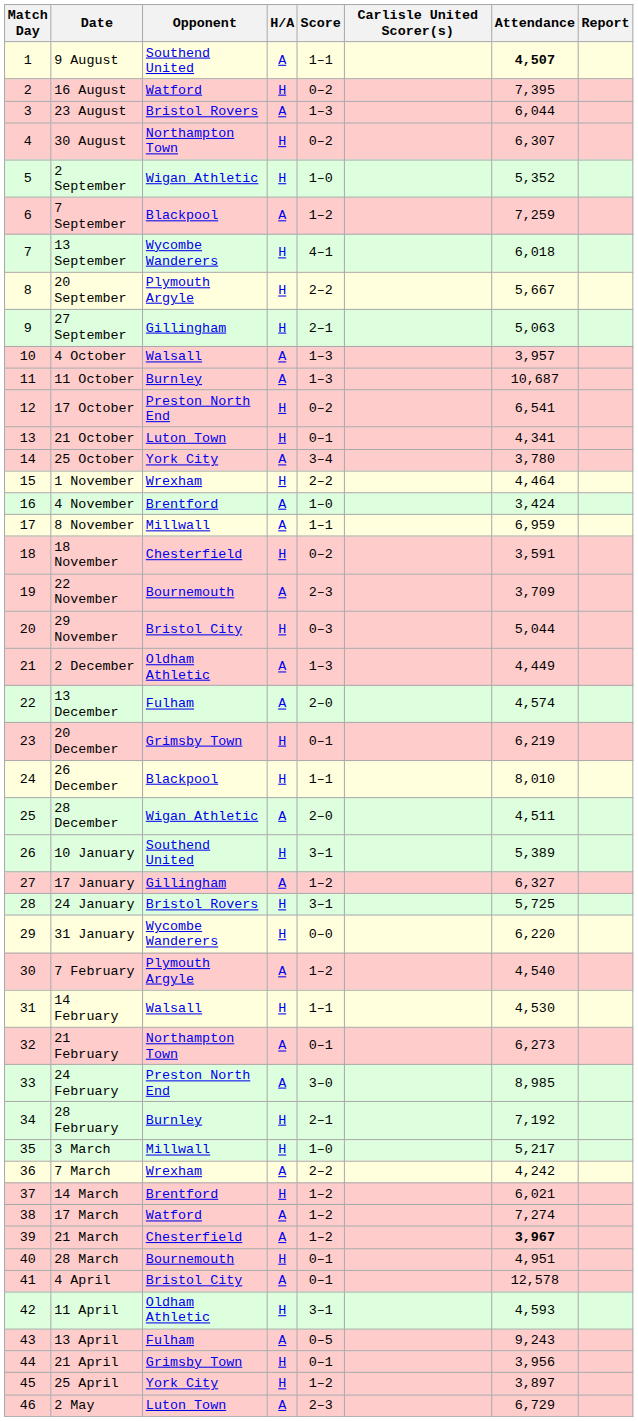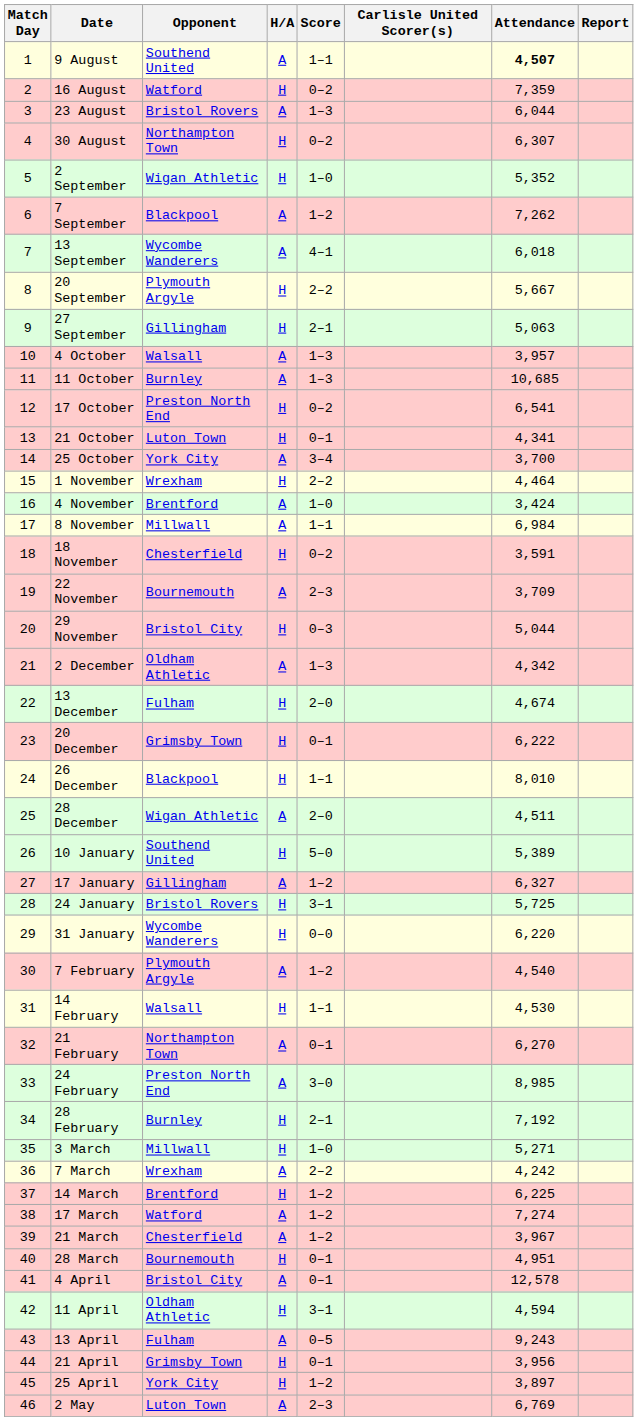(535, 90) 7,395 -> (535, 90) 7,359
(535, 216) 7,259 -> (535, 216) 7,262
(282, 253) H -> (282, 253) A
(535, 379) 10,687 -> (535, 379) 10,685
(535, 460) 3,780 -> (535, 460) 3,700
(535, 525) 6,959 -> (535, 525) 6,984
(535, 667) 4,449 -> (535, 667) 4,342
(282, 704) A -> (282, 704) H
(535, 704) 4,574 -> (535, 704) 4,674
(535, 741) 6,219 -> (535, 741) 6,222
(321, 853) 3–1 -> (321, 853) 5–0
(535, 1046) 6,273 -> (535, 1046) 6,270
(535, 1150) 5,217 -> (535, 1150) 5,271
(535, 1194) 6,021 -> (535, 1194) 6,225
(535, 1237) bold -> (535, 1237) normal
(535, 1311) 4,593 -> (535, 1311) 4,594
(535, 1406) 6,729 -> (535, 1406) 6,769
